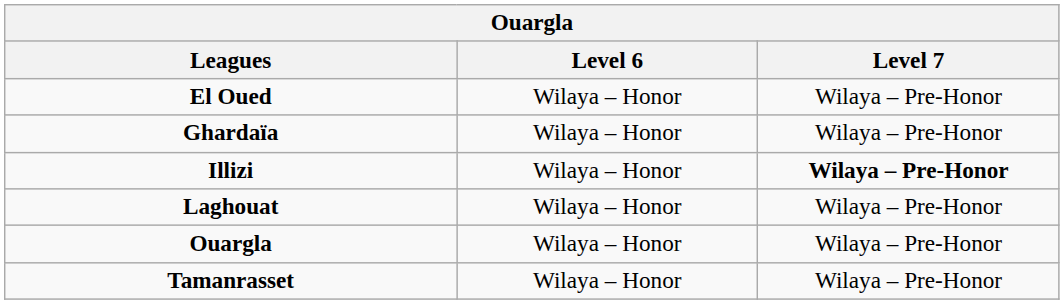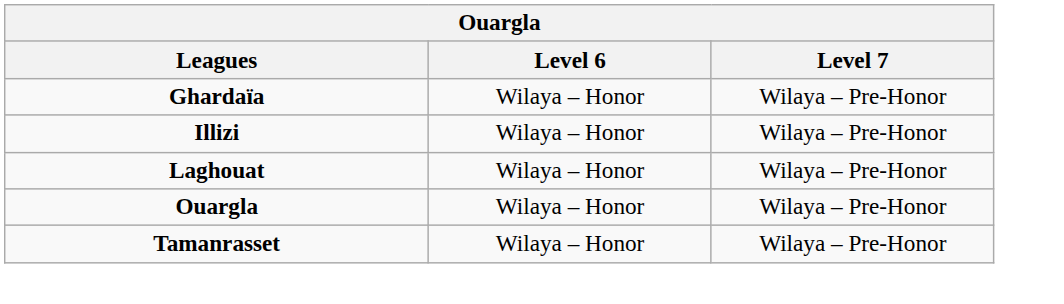- row: (231, 96)
(909, 170) bold -> (853, 133) normal
